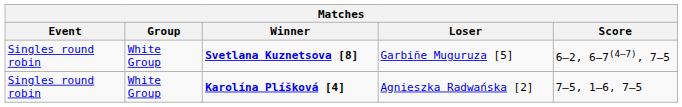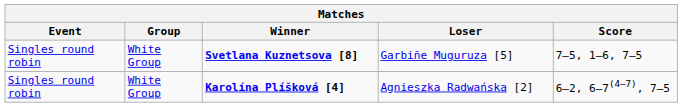(613, 56) 6–2, 6–7(4–7), 7–5 -> (599, 56) 7–5, 1–6, 7–5
(599, 87) 7–5, 1–6, 7–5 -> (613, 87) 6–2, 6–7(4–7), 7–5
